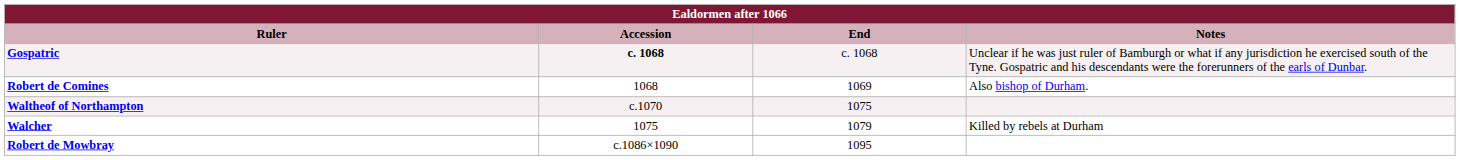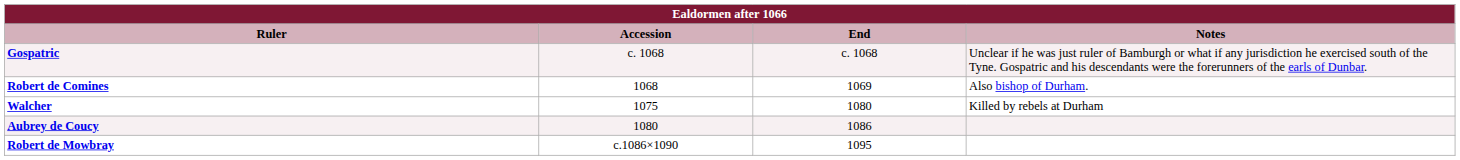(646, 53) bold -> (646, 53) normal
- row: (75, 106)
(859, 125) 1079 -> (859, 106) 1080
+ row: (53, 125)
